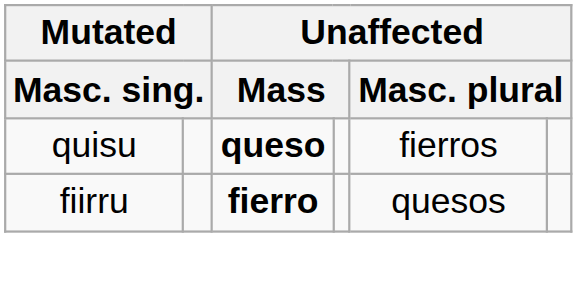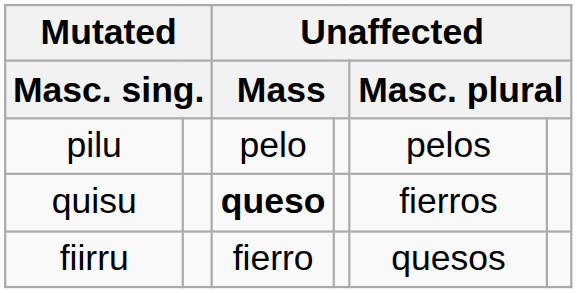+ row: (94, 145)
(273, 201) bold -> (273, 257) normal
